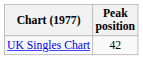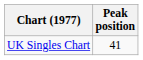(115, 45) 42 -> (115, 45) 41
